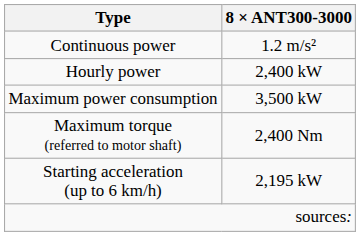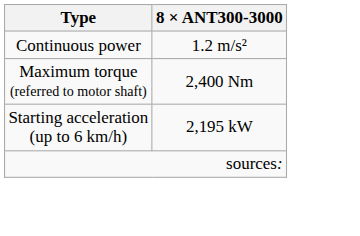- row: (113, 71)
- row: (113, 98)
